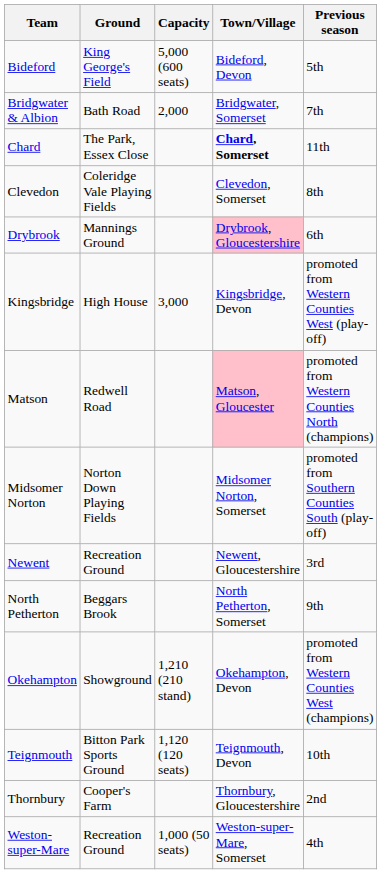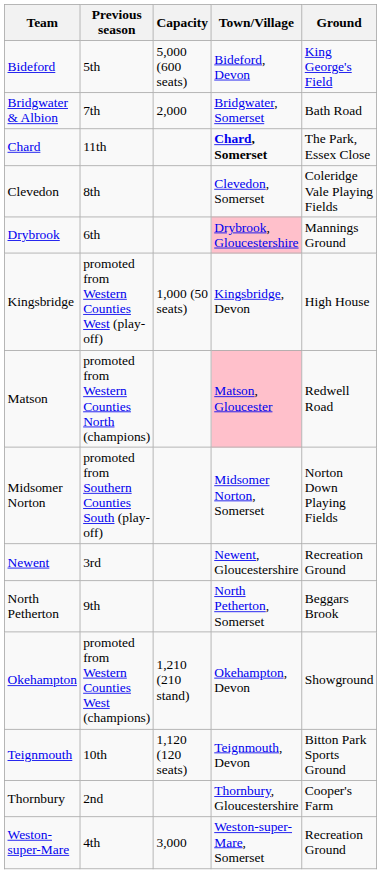columns swapped: (117, 22) <-> (340, 22)
(173, 301) 3,000 -> (182, 301) 1,000 (50 seats)
(184, 842) 1,000 (50 seats) -> (172, 842) 3,000
